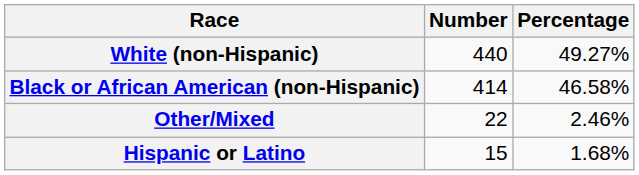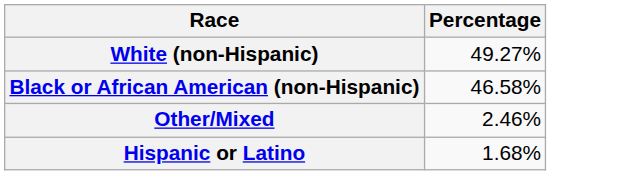- column: (468, 20)
